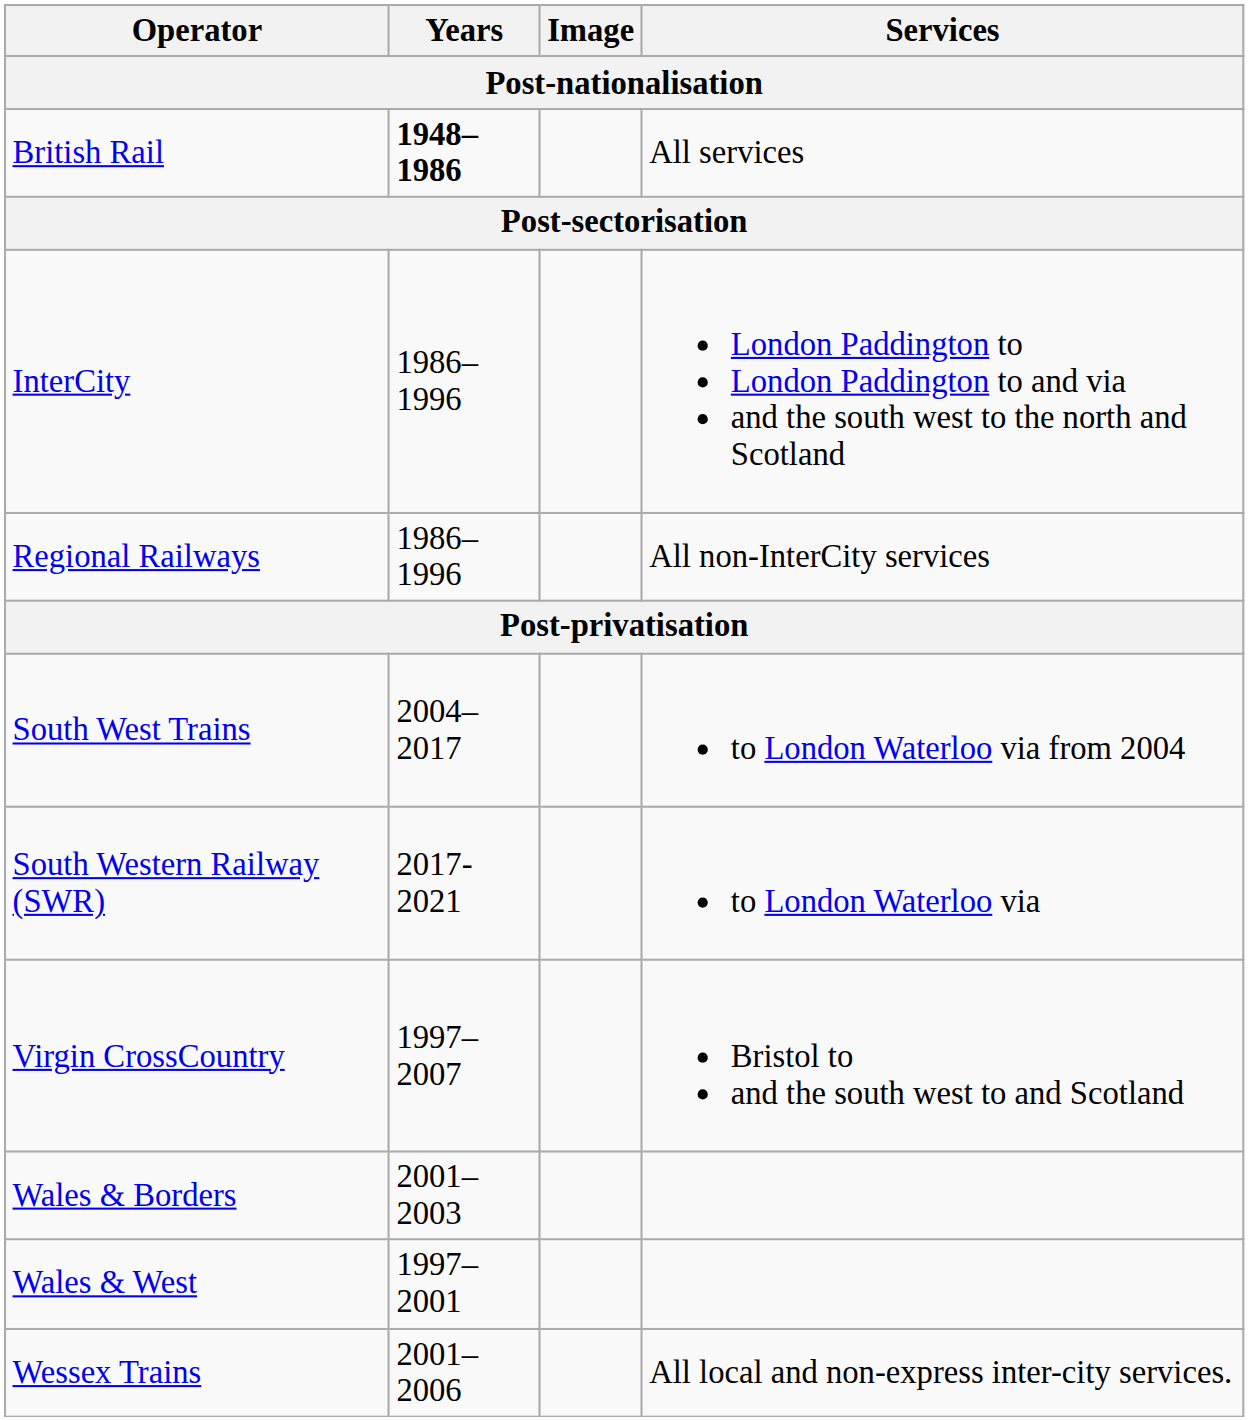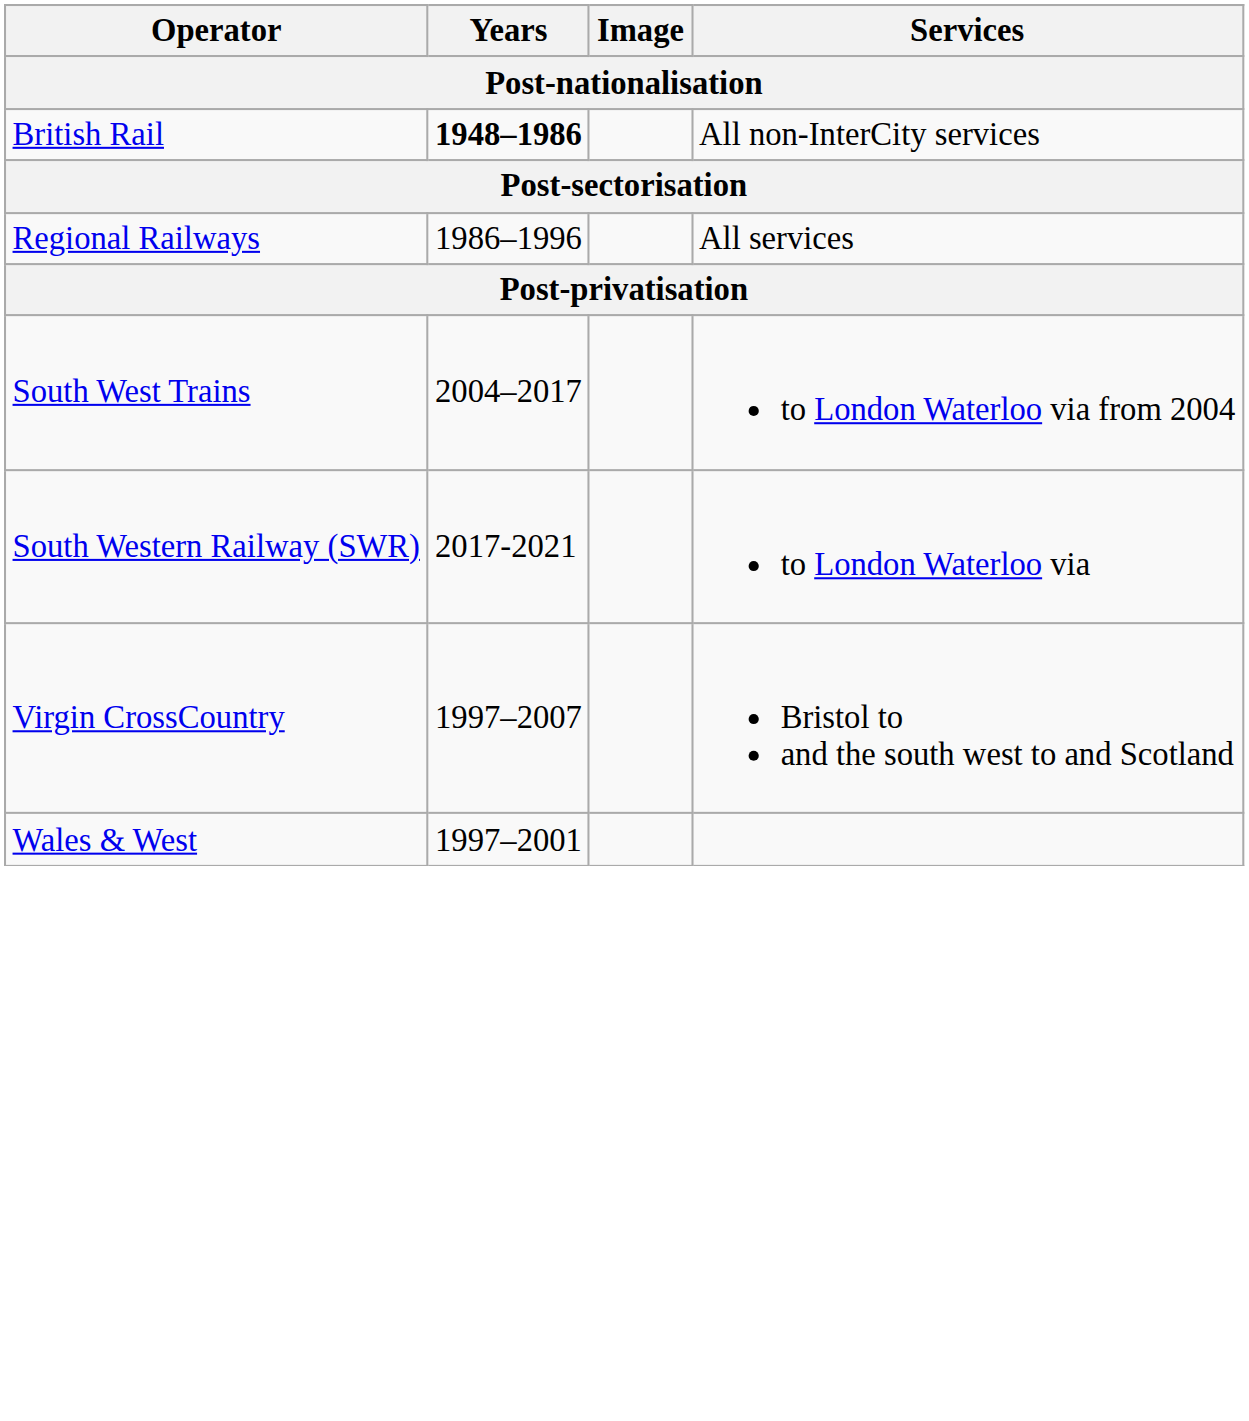(727, 152) All services -> (869, 133) All non-InterCity services
- row: (71, 380)
(820, 556) All non-InterCity services -> (777, 237) All services
- row: (125, 1194)
- row: (107, 1371)
